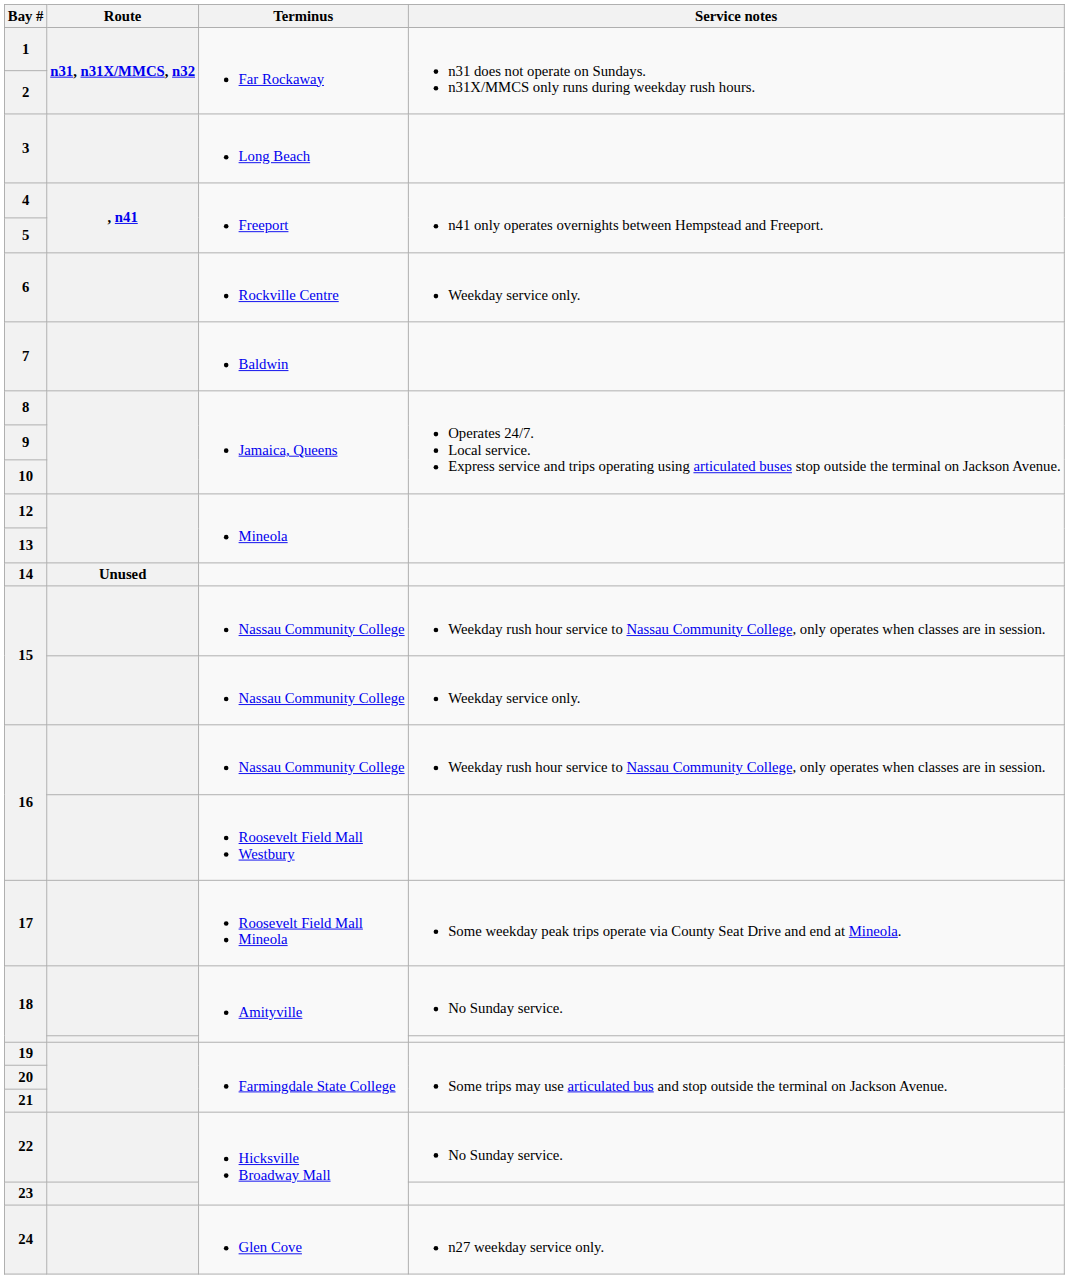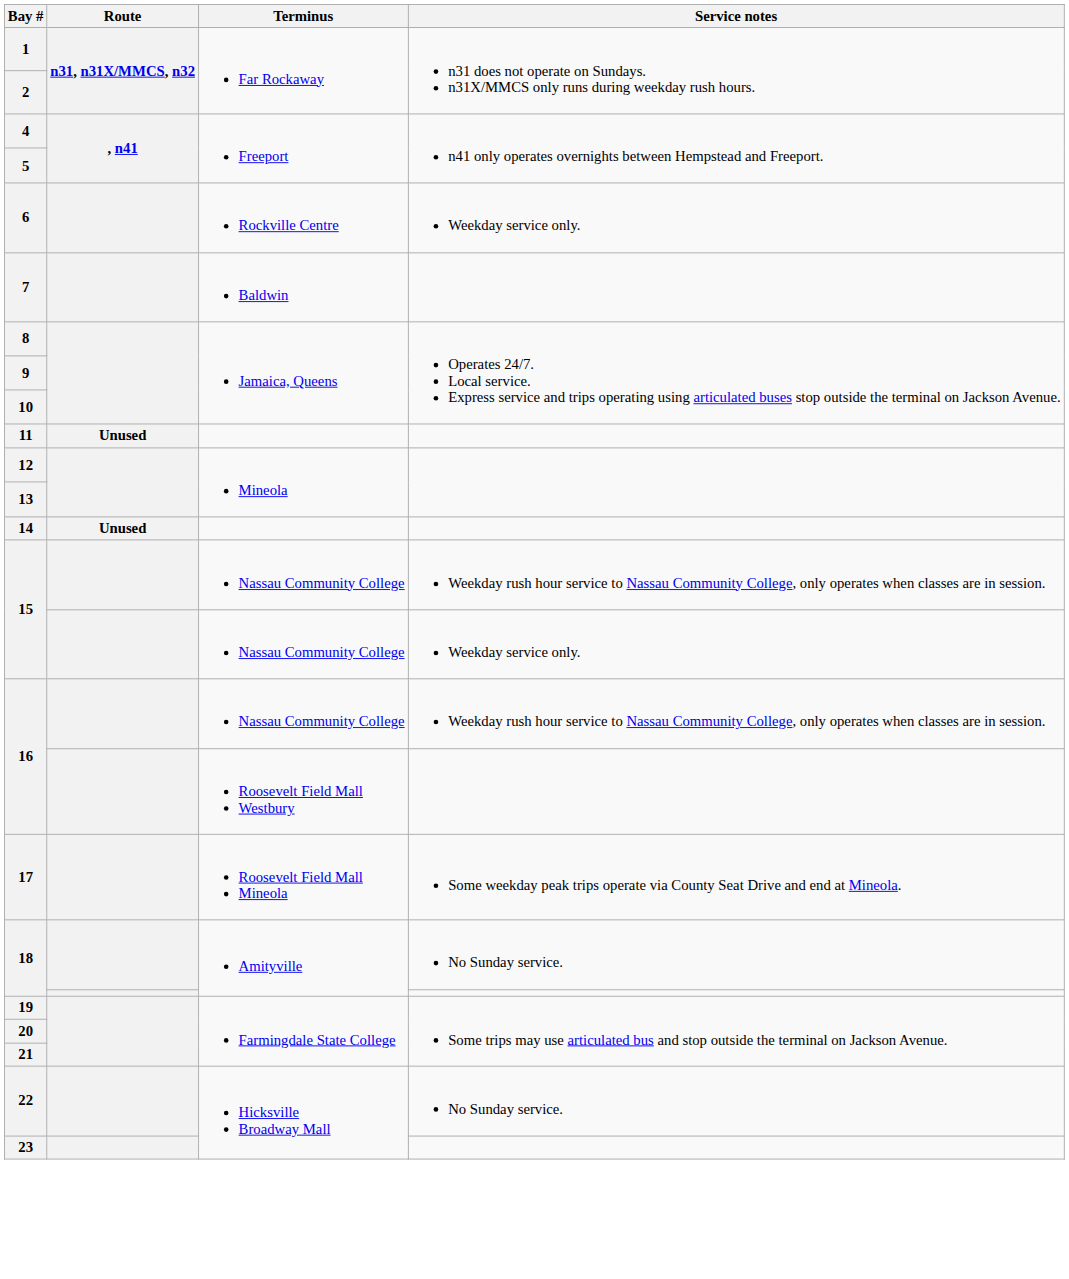- row: (26, 148)
+ row: (26, 435)
- row: (26, 1239)
